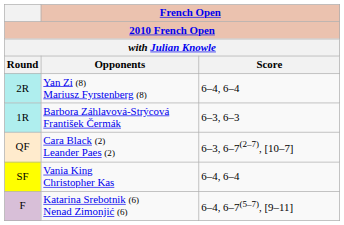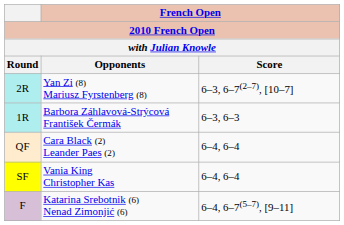(220, 88) 6–4, 6–4 -> (247, 88) 6–3, 6–7(2–7), [10–7]
(247, 147) 6–3, 6–7(2–7), [10–7] -> (220, 147) 6–4, 6–4
